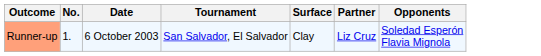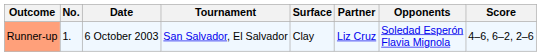+ column: (501, 12)
